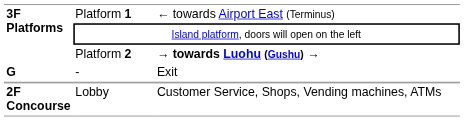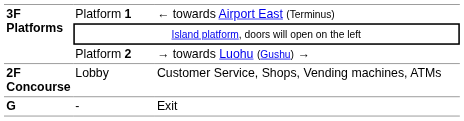(238, 54) bold -> (233, 54) normal
rows swapped: (92, 92) <-> (77, 72)
